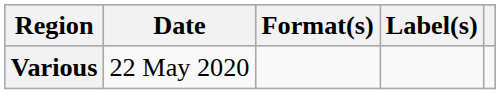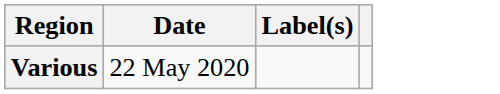- column: (318, 25)
